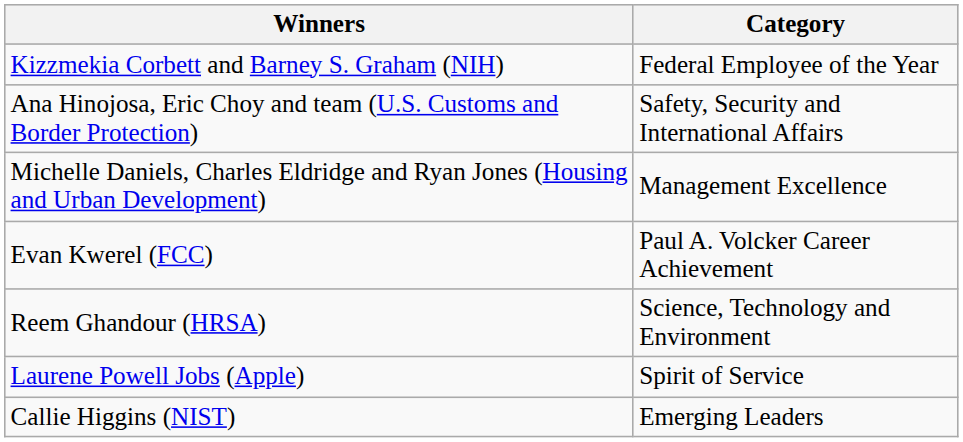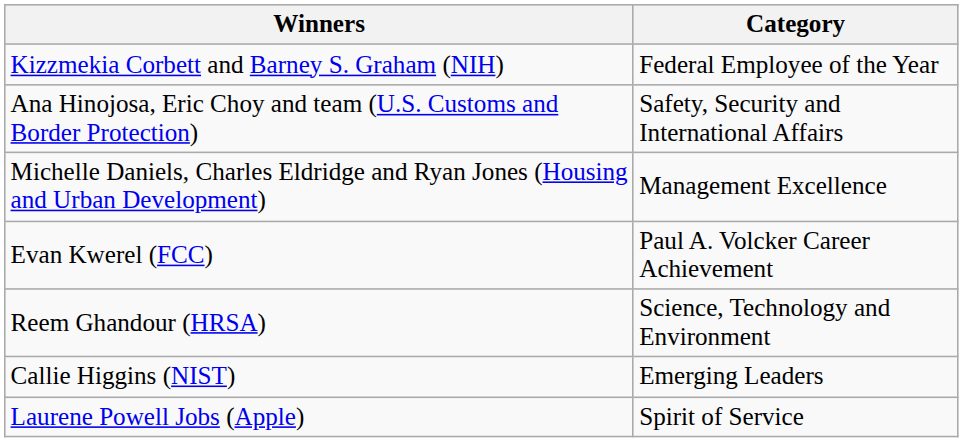rows swapped: (123, 416) <-> (157, 376)
